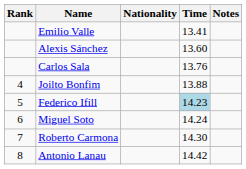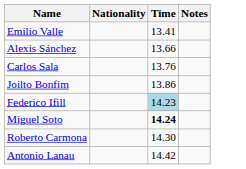- column: (20, 13)
(195, 48) 13.60 -> (163, 48) 13.66
(195, 84) 13.88 -> (163, 84) 13.86
(195, 119) normal -> (163, 119) bold
